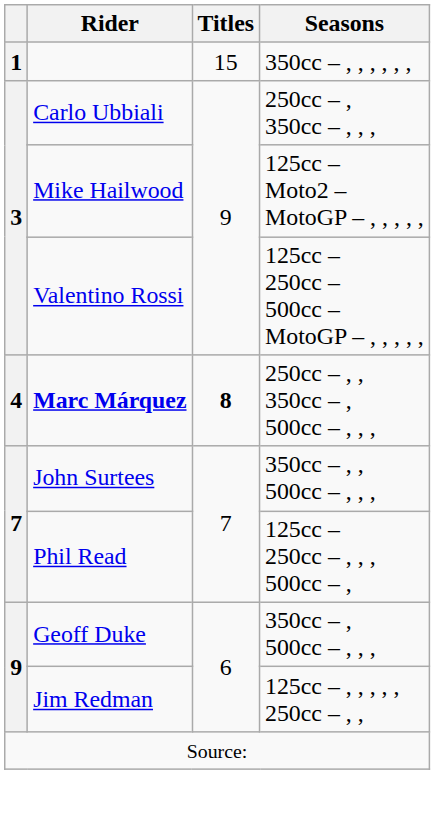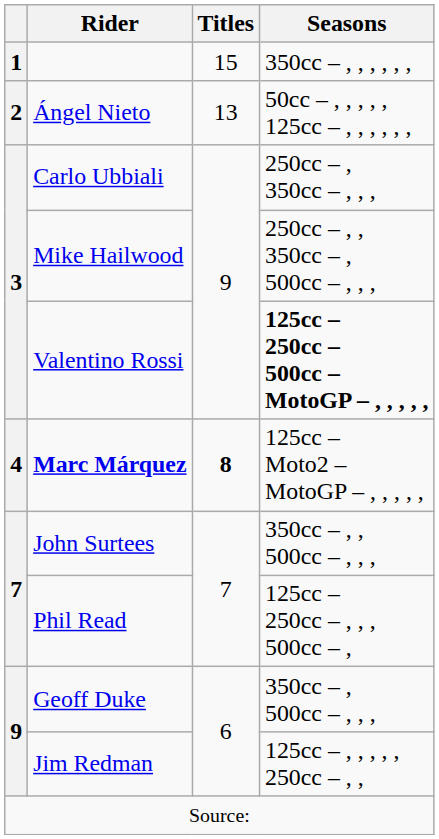+ row: (92, 112)
(344, 190) 125cc – Moto2 – MotoGP – , , , , , -> (320, 255) 250cc – , , 350cc – , 500cc – , , ,
(344, 295) normal -> (347, 359) bold
(320, 400) 250cc – , , 350cc – , 500cc – , , , -> (344, 464) 125cc – Moto2 – MotoGP – , , , , ,
